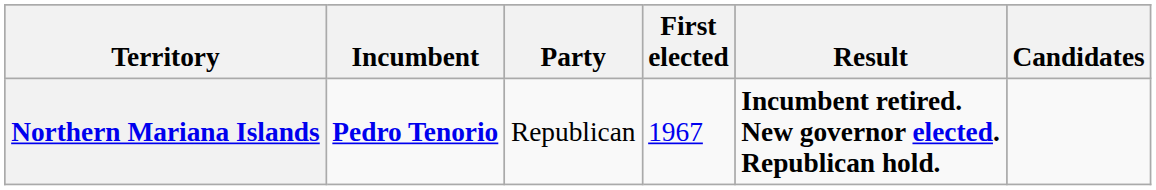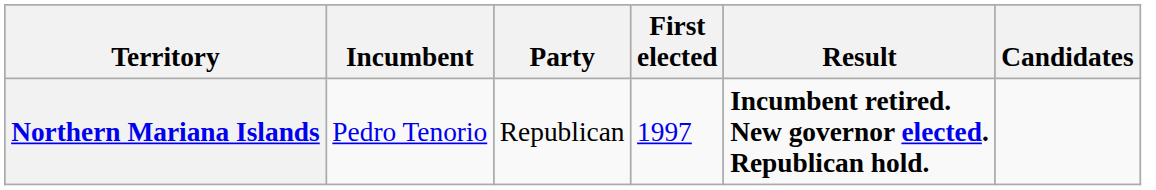(415, 131) bold -> (410, 131) normal
(675, 131) 1967 -> (664, 131) 1997
